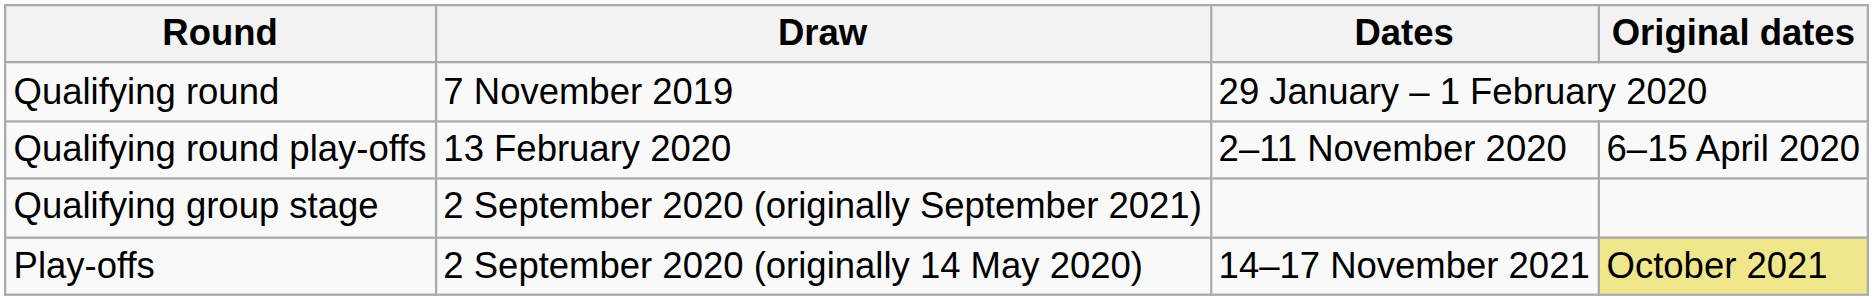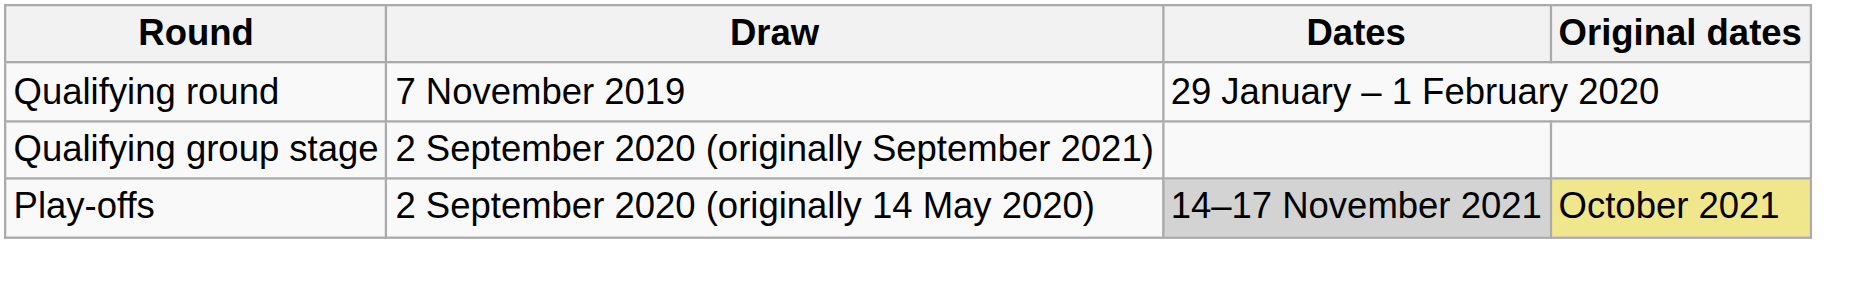- row: (220, 149)
(1404, 264) no background -> (1356, 206) lightgrey background
